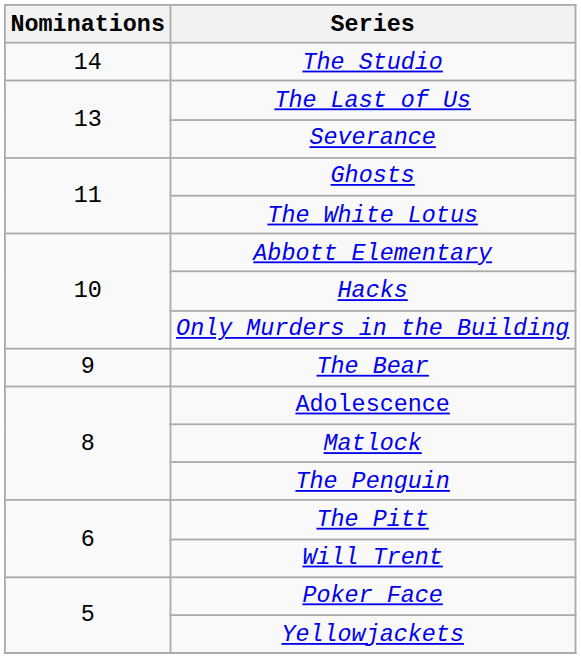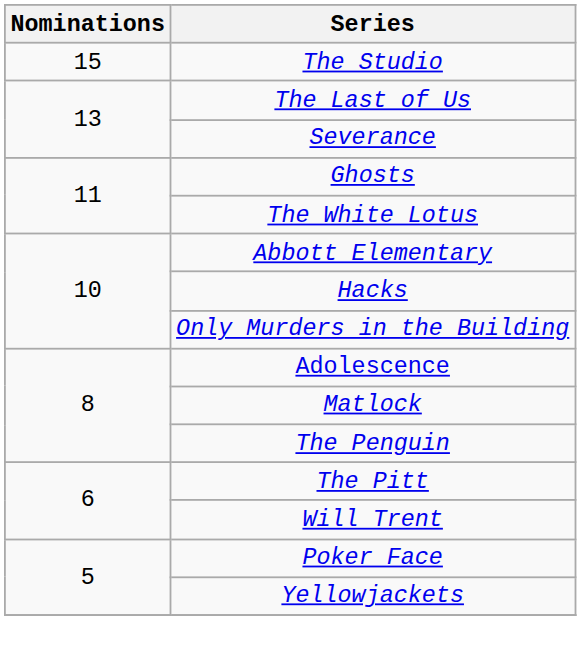(88, 62) 14 -> (88, 62) 15
- row: (373, 367)
